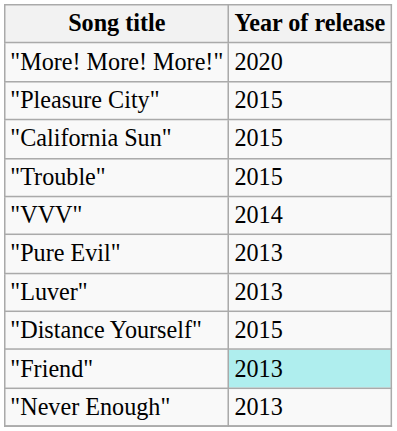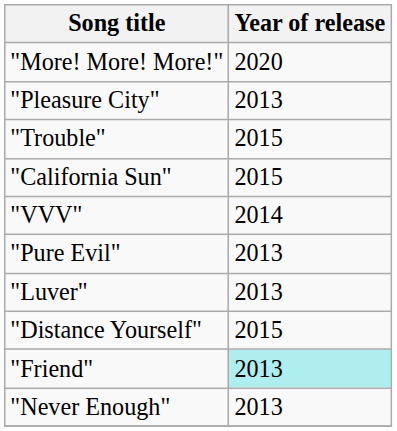(259, 100) 2015 -> (259, 100) 2013
rows swapped: (58, 176) <-> (91, 138)
